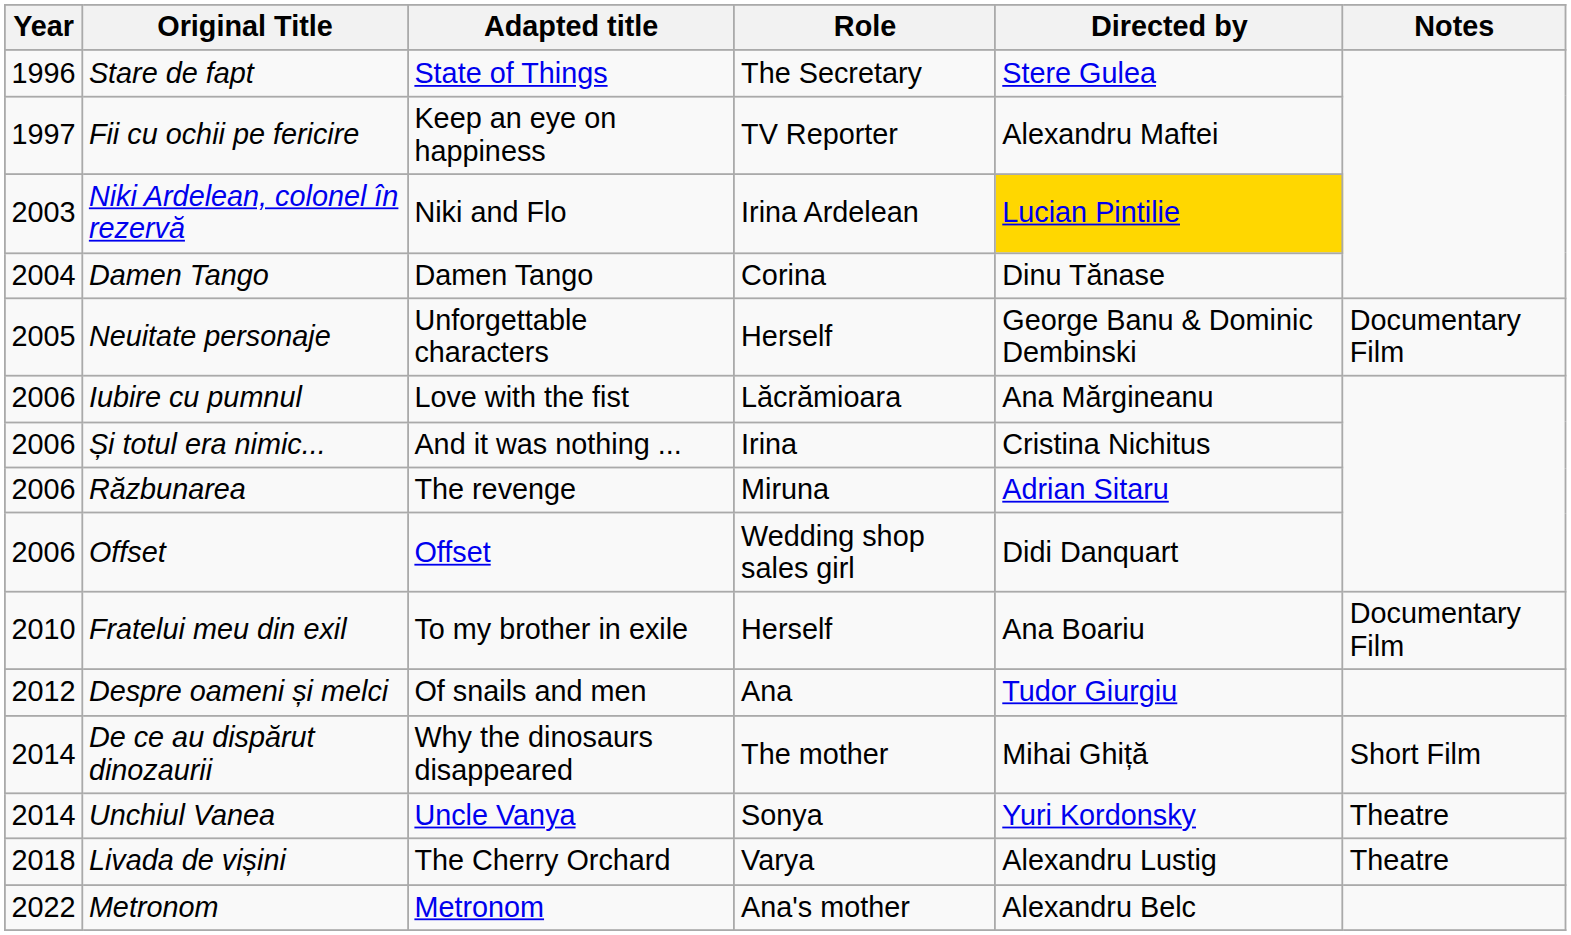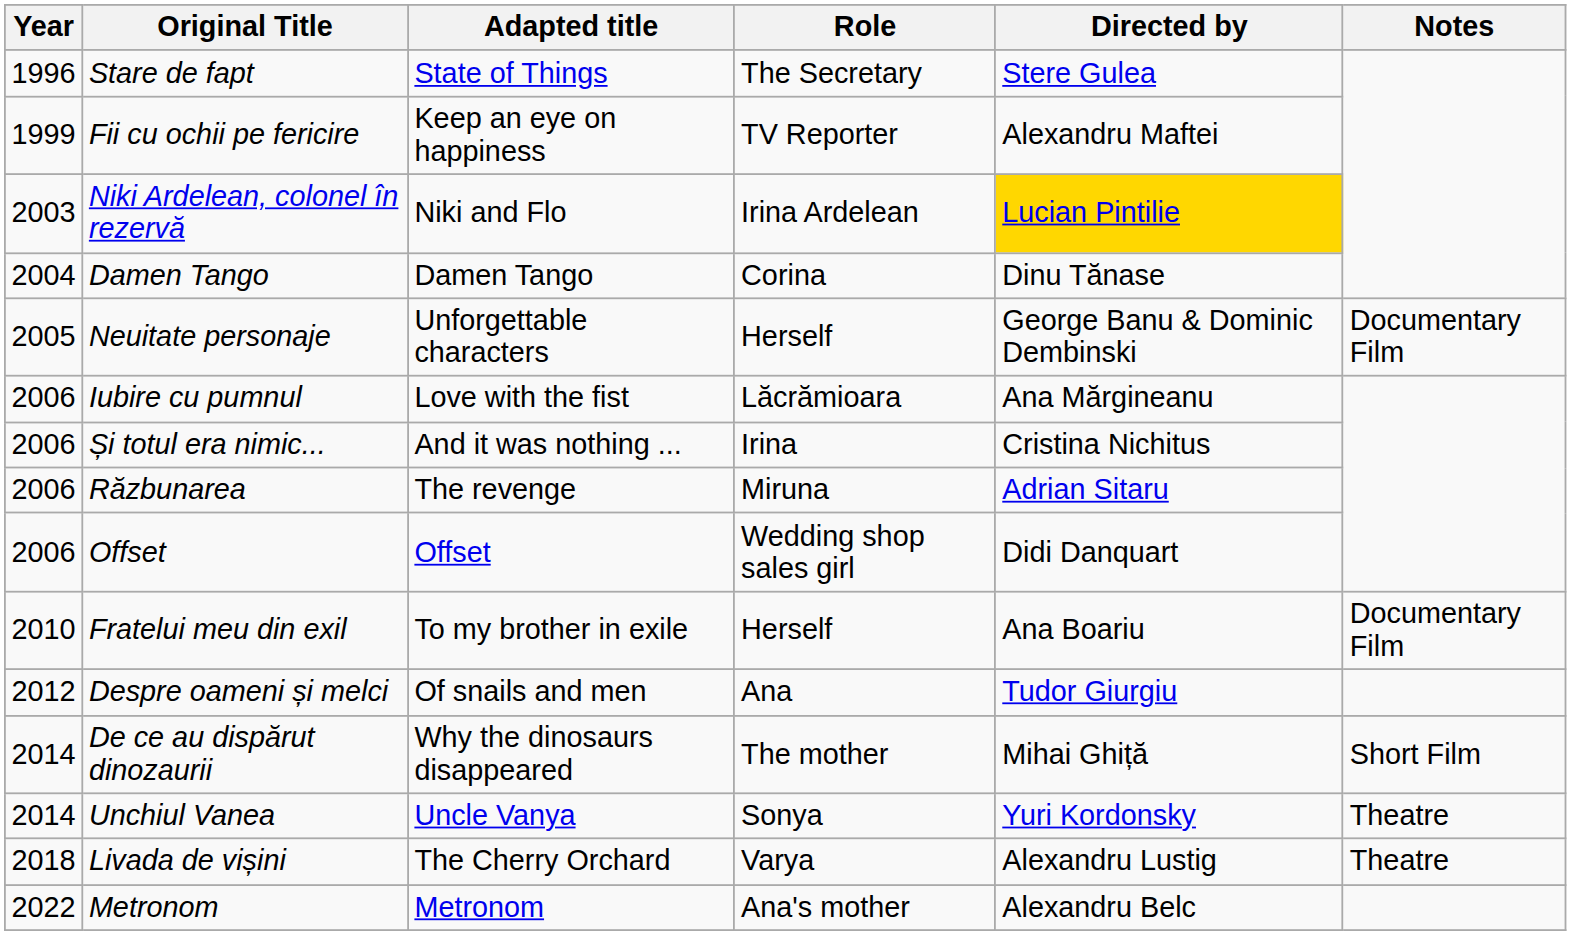(44, 134) 1997 -> (44, 134) 1999
